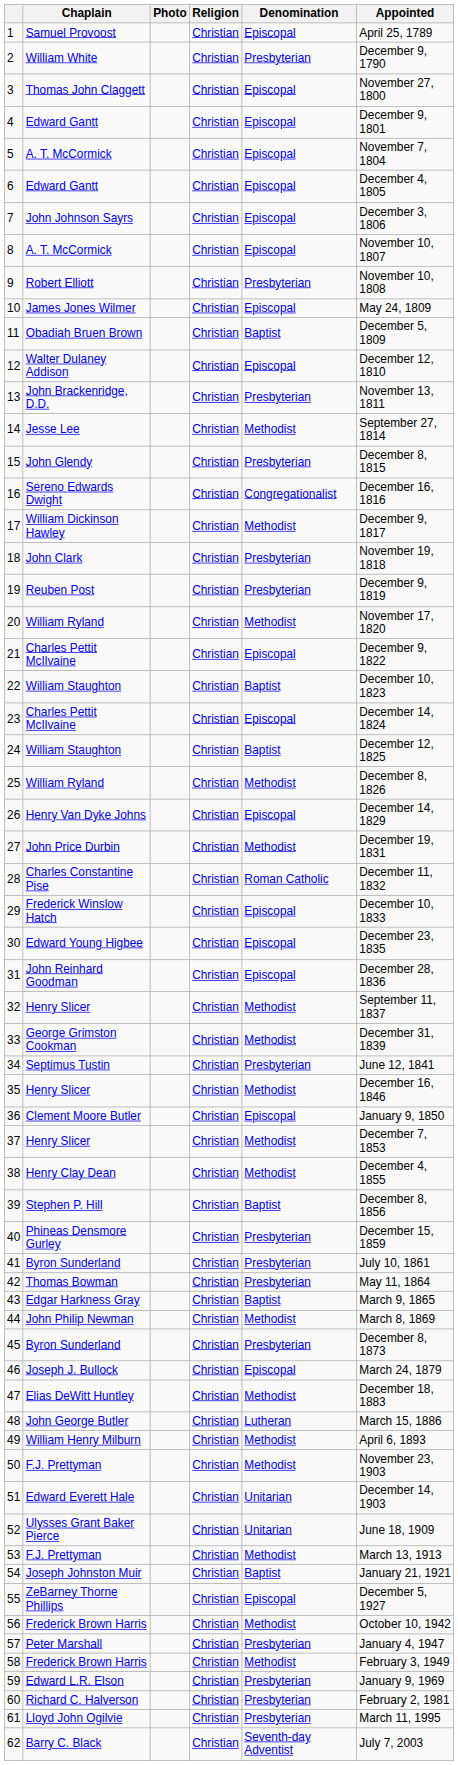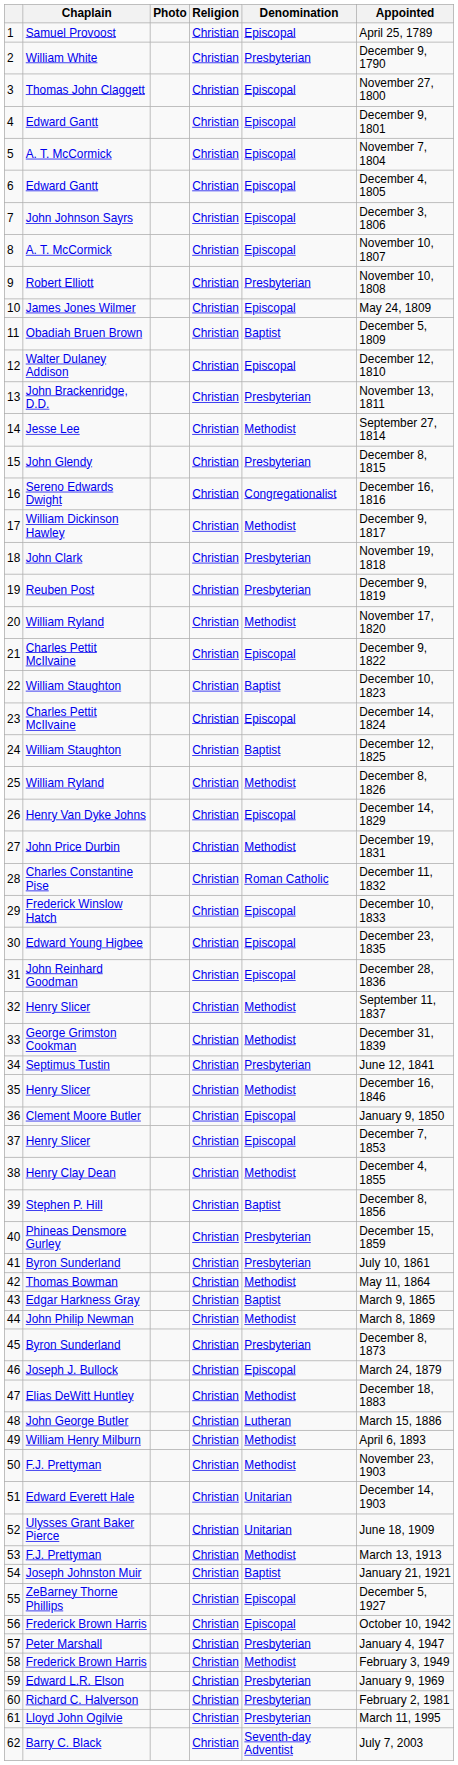(270, 1141) Methodist -> (270, 1141) Episcopal
(278, 1282) Presbyterian -> (270, 1282) Methodist
(270, 1624) Methodist -> (270, 1624) Episcopal
